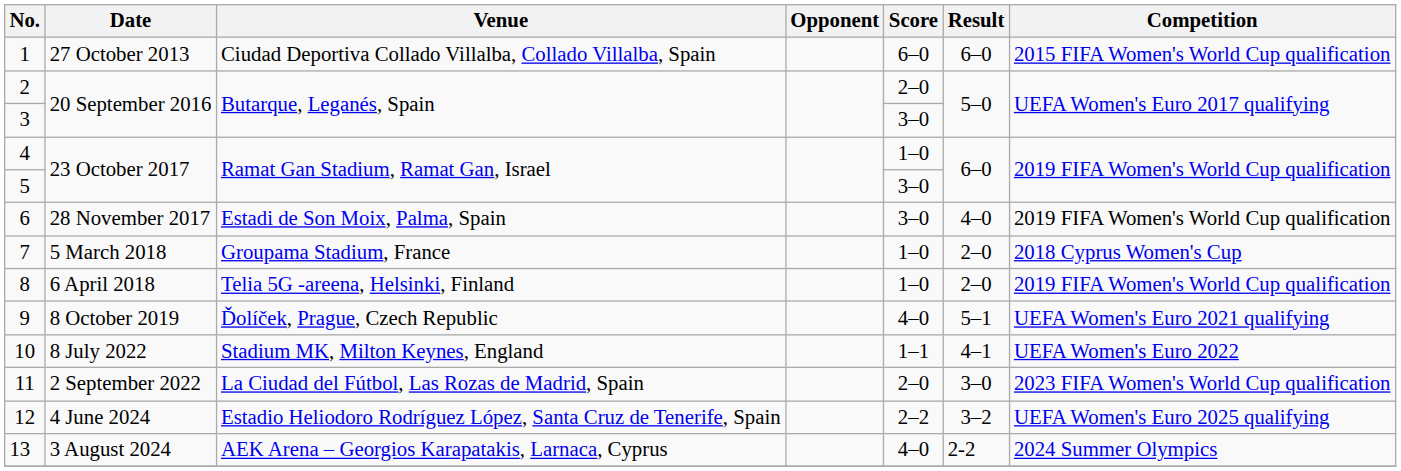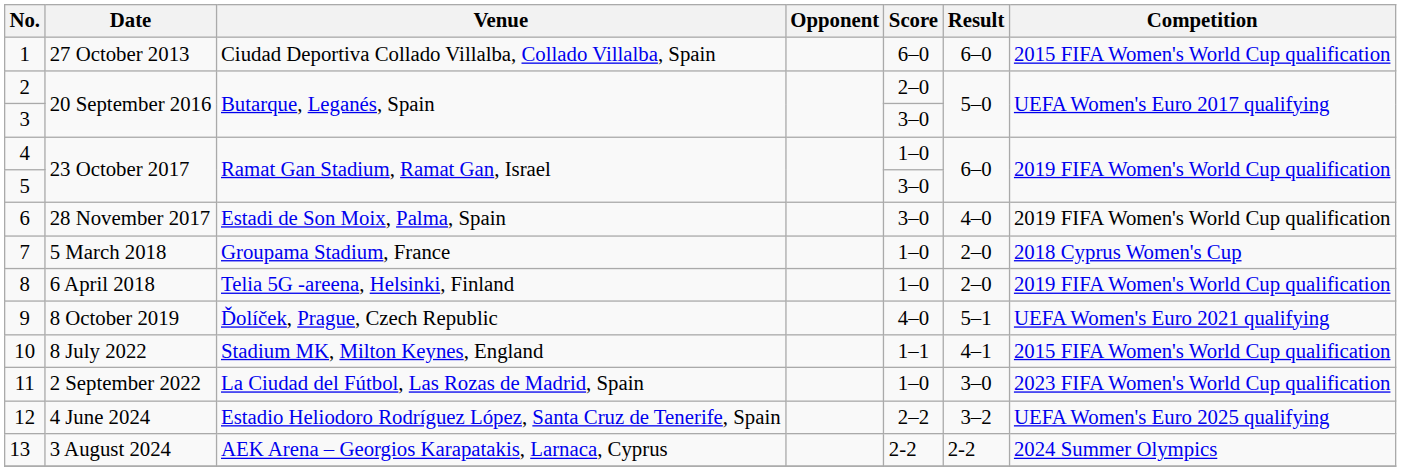(1126, 350) UEFA Women's Euro 2022 -> (1202, 350) 2015 FIFA Women's World Cup qualification
(913, 383) 2–0 -> (913, 383) 1–0
(913, 449) 4–0 -> (903, 449) 2-2
